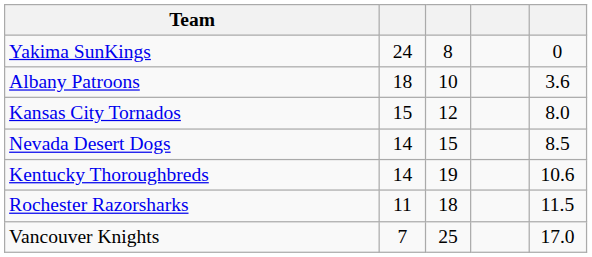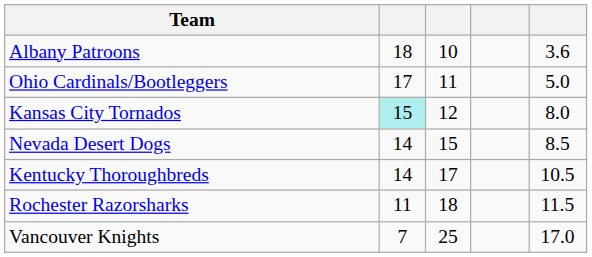- row: (80, 50)
+ row: (118, 81)
(402, 112) no background -> (402, 112) paleturquoise background
(448, 174) 19 -> (448, 174) 17
(557, 174) 10.6 -> (557, 174) 10.5
